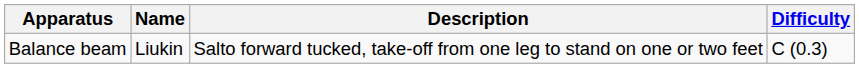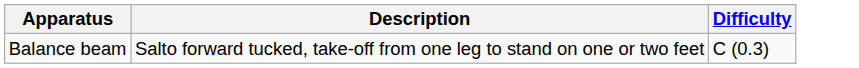- column: (160, 19)
